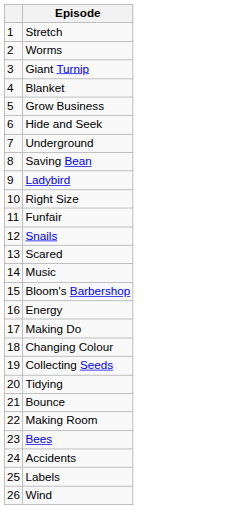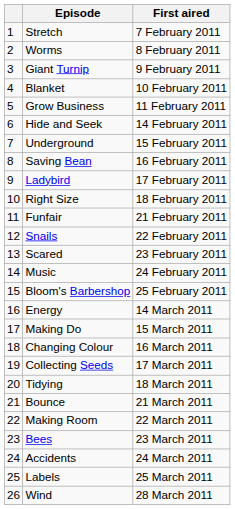+ column: (181, 13)
